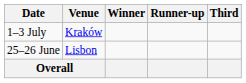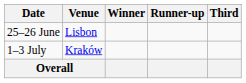rows swapped: (33, 50) <-> (27, 31)
